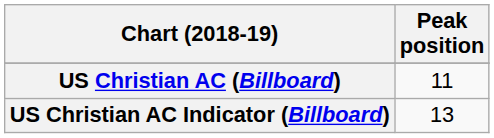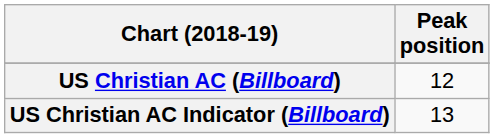(442, 80) 11 -> (442, 80) 12
